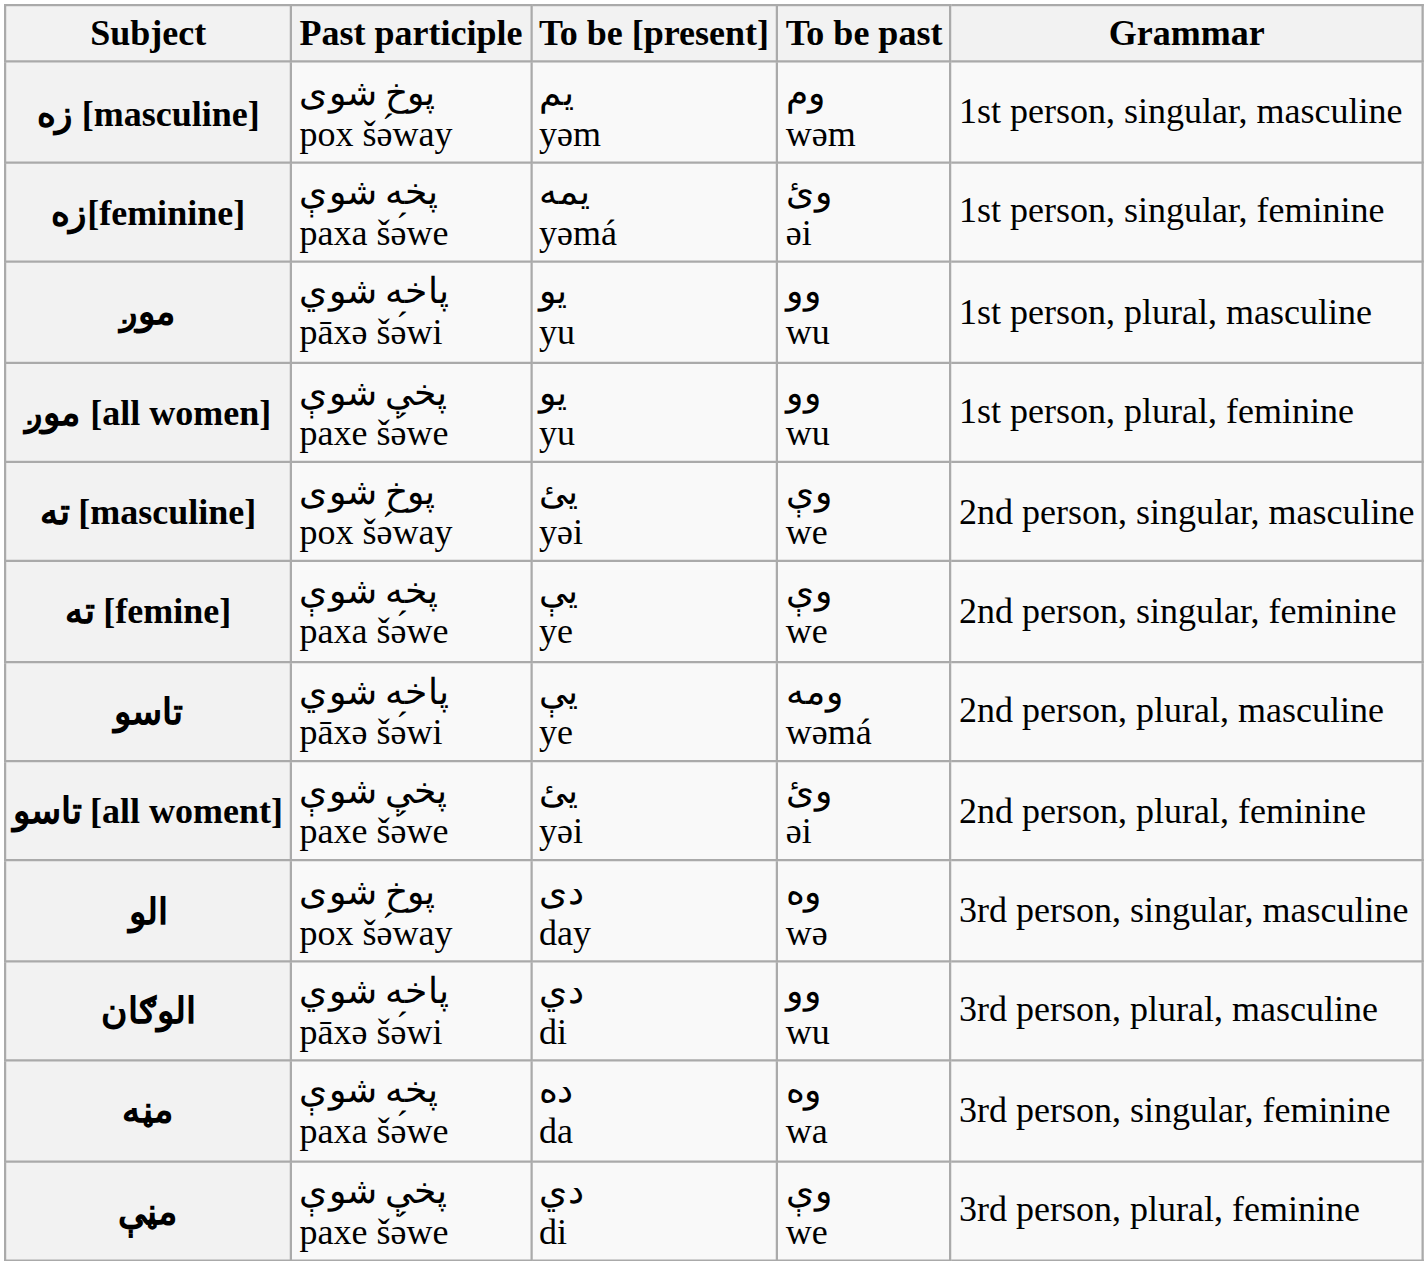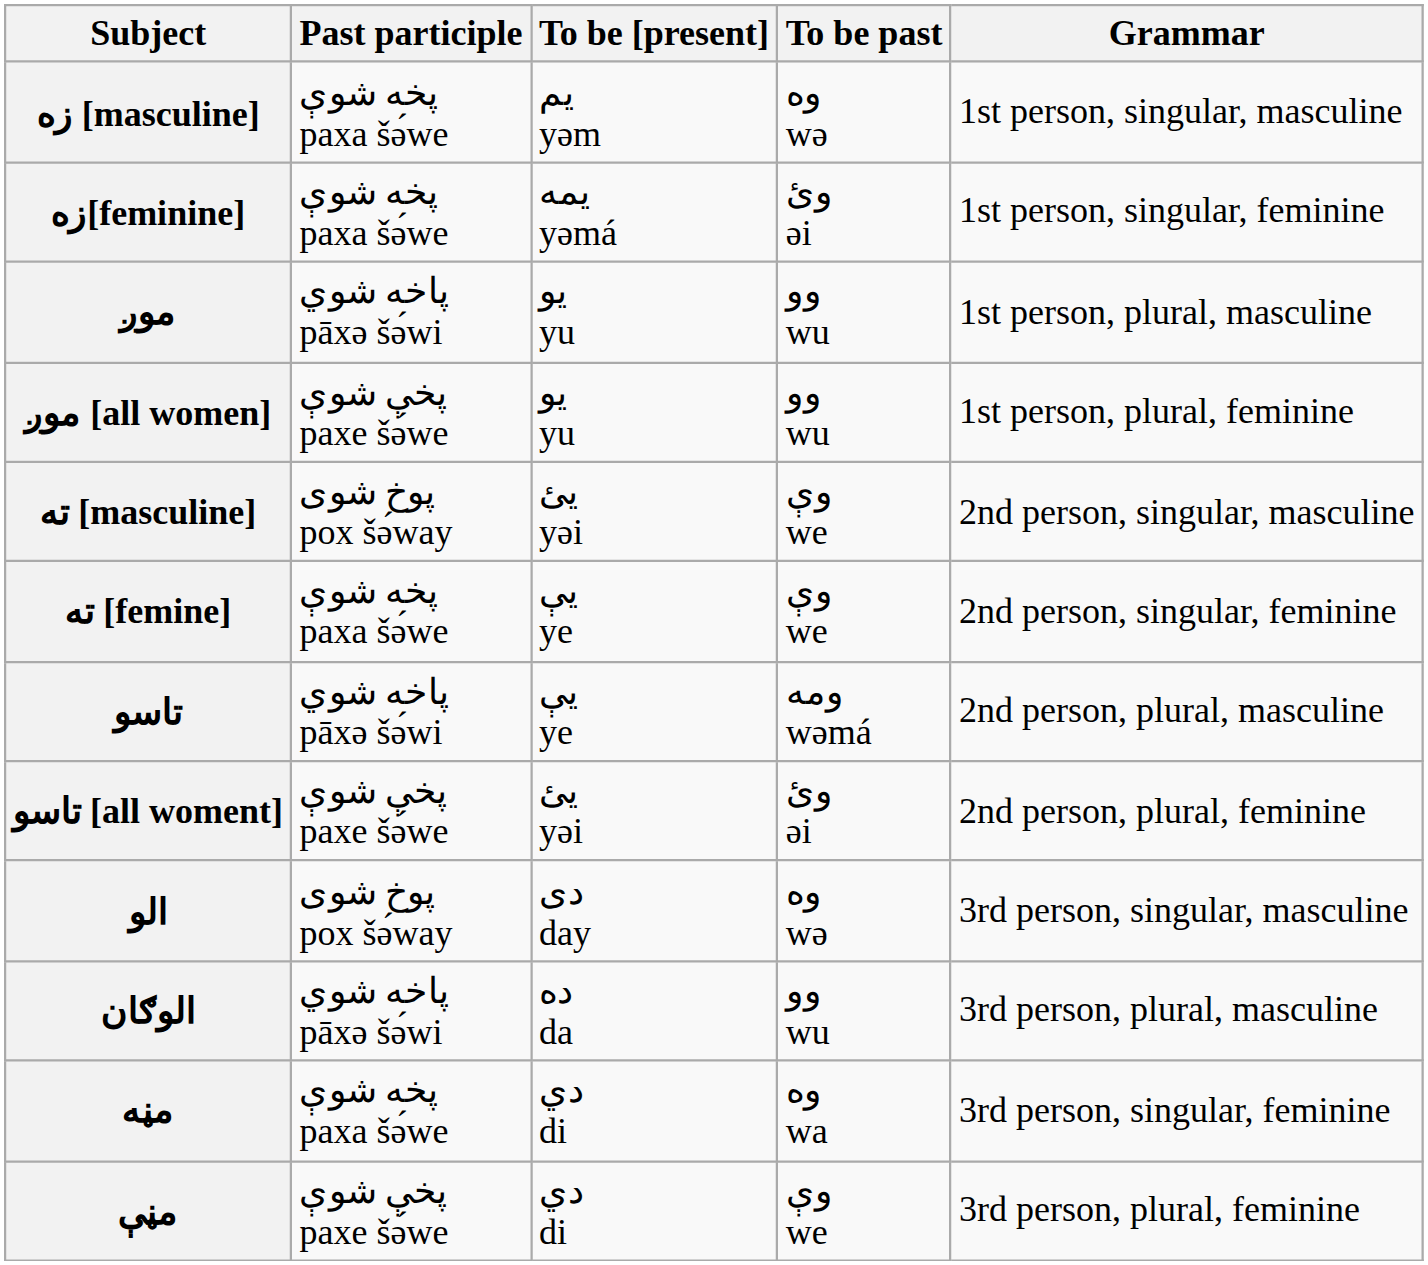(376, 112) پوخ شوی pox šə́way -> (374, 112) پخه شوې paxa šə́we
(821, 112) وم wəm -> (807, 112) وه wə
(562, 1011) دي di -> (556, 1011) ده da
(556, 1111) ده da -> (562, 1111) دي di
